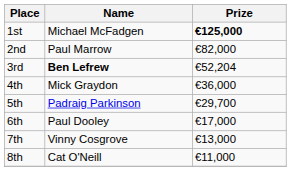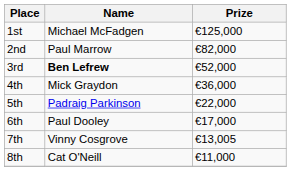(219, 31) bold -> (219, 31) normal
(215, 67) €52,204 -> (215, 67) €52,000
(215, 103) €29,700 -> (215, 103) €22,000
(215, 139) €13,000 -> (215, 139) €13,005
